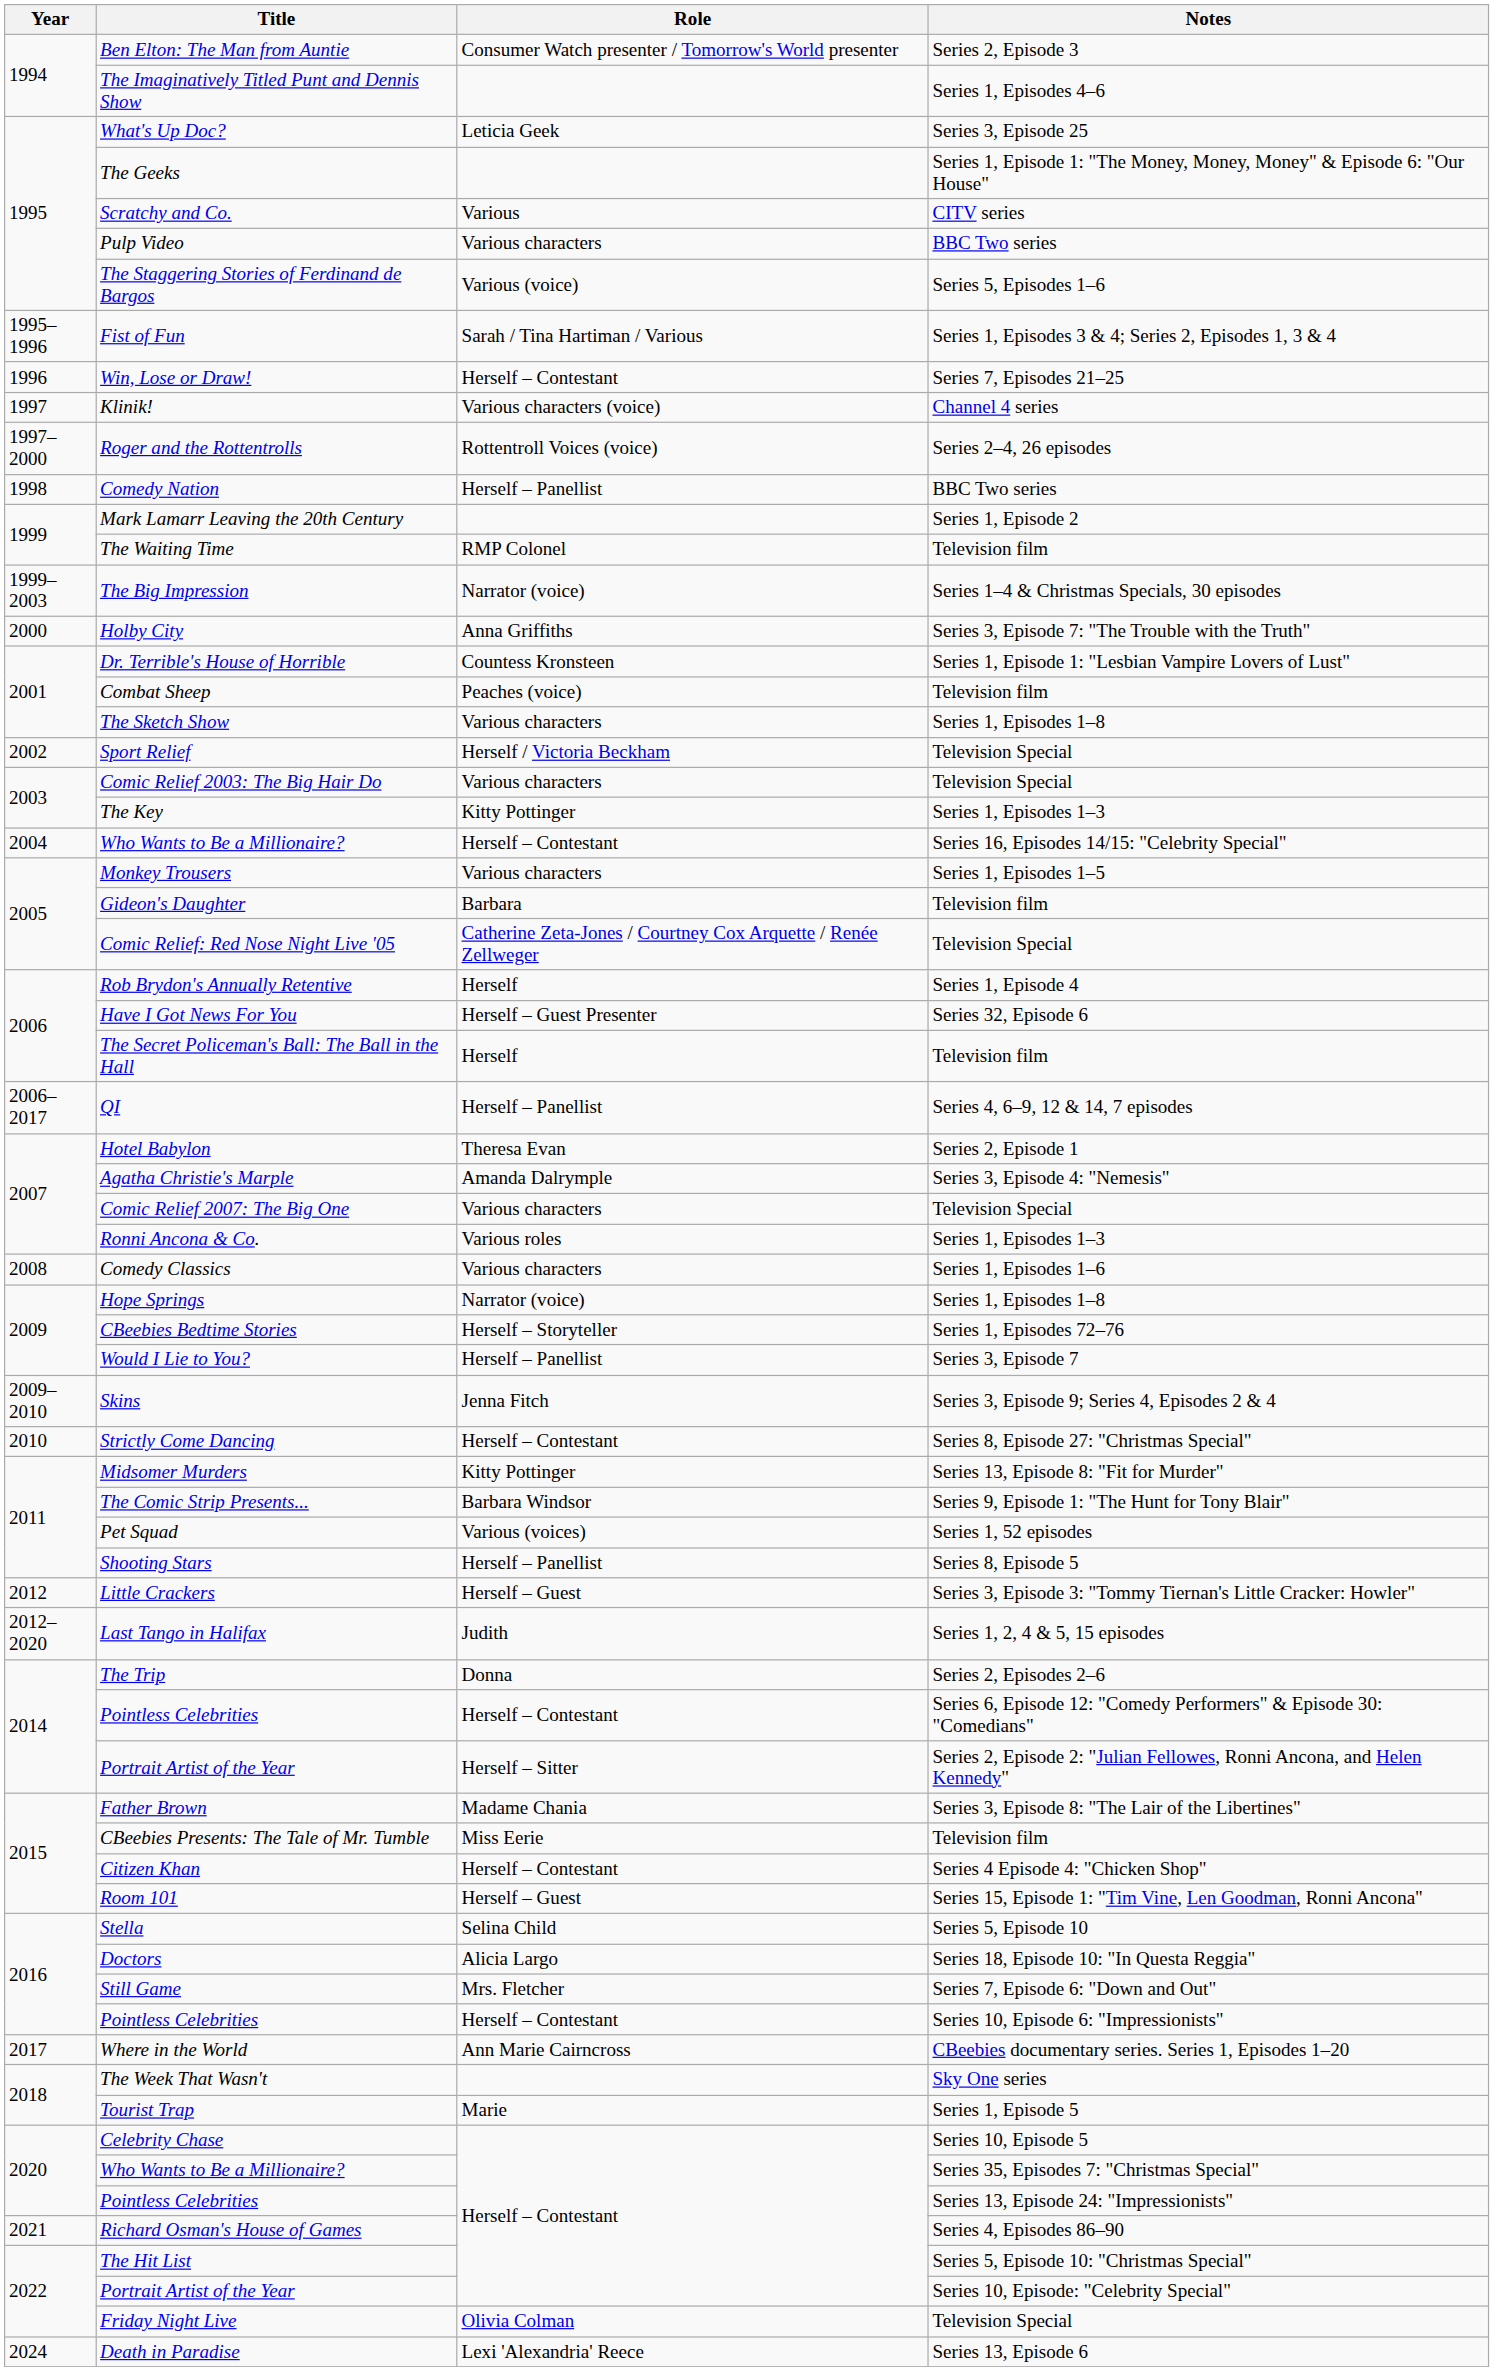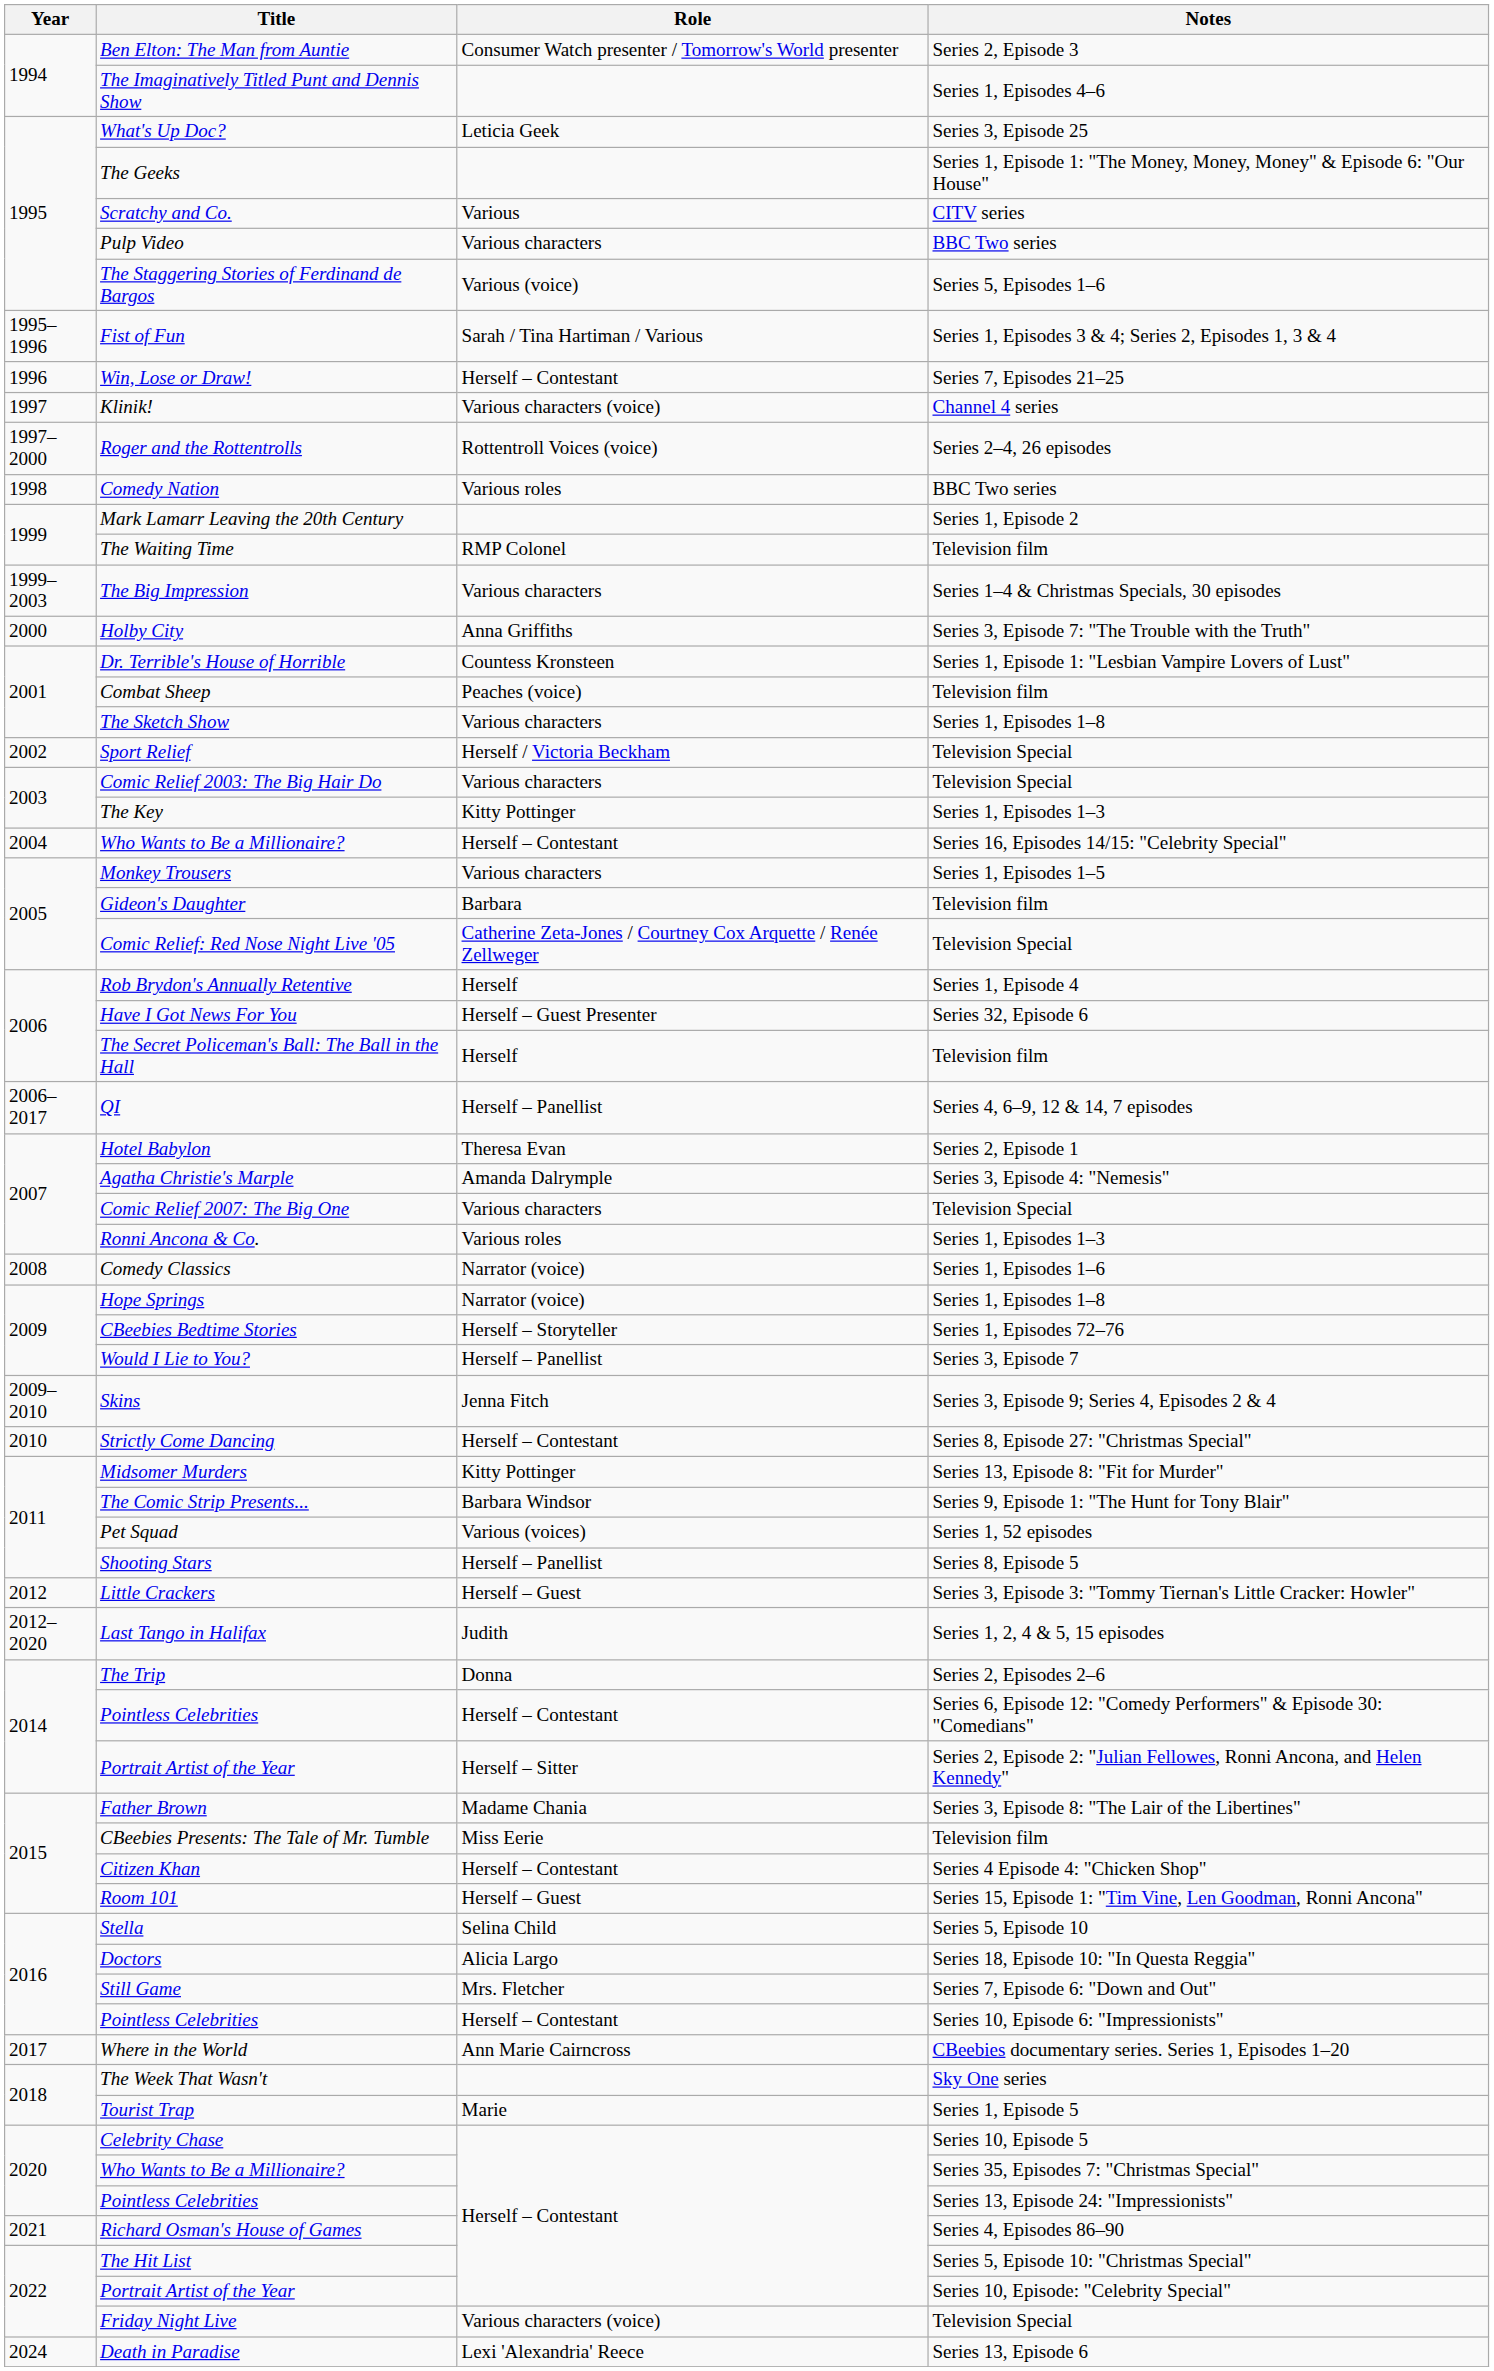(532, 489) Herself – Panellist -> (512, 489) Various roles
(523, 590) Narrator (voice) -> (532, 590) Various characters
(532, 1269) Various characters -> (523, 1269) Narrator (voice)
(518, 2321) Olivia Colman -> (561, 2321) Various characters (voice)
